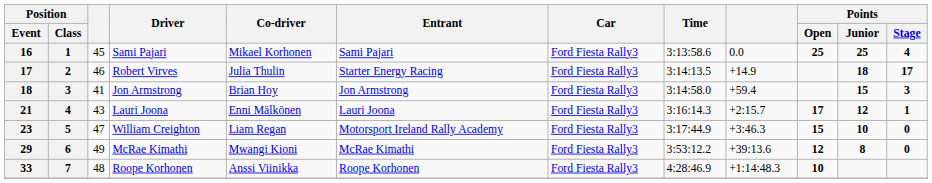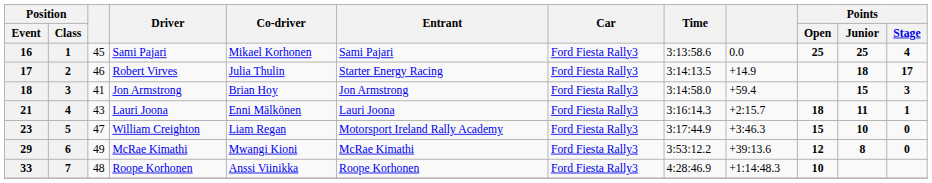(818, 110) 17 -> (818, 110) 18
(862, 110) 12 -> (862, 110) 11
